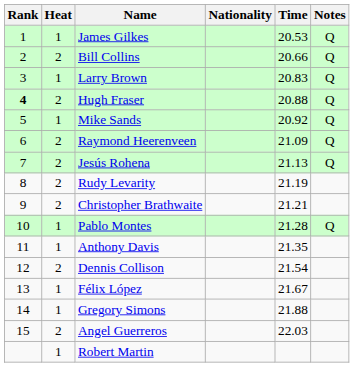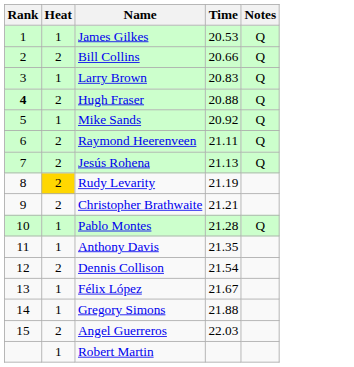- column: (240, 15)
(293, 141) 21.09 -> (223, 141) 21.11
(58, 183) no background -> (58, 183) gold background
